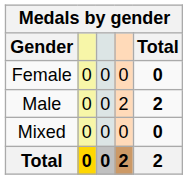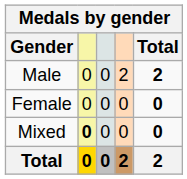rows swapped: (42, 75) <-> (42, 104)
(87, 132) normal -> (87, 132) bold
